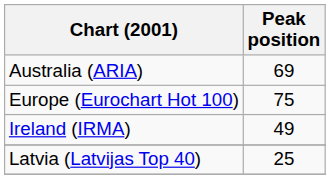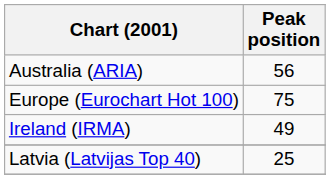(284, 70) 69 -> (284, 70) 56
